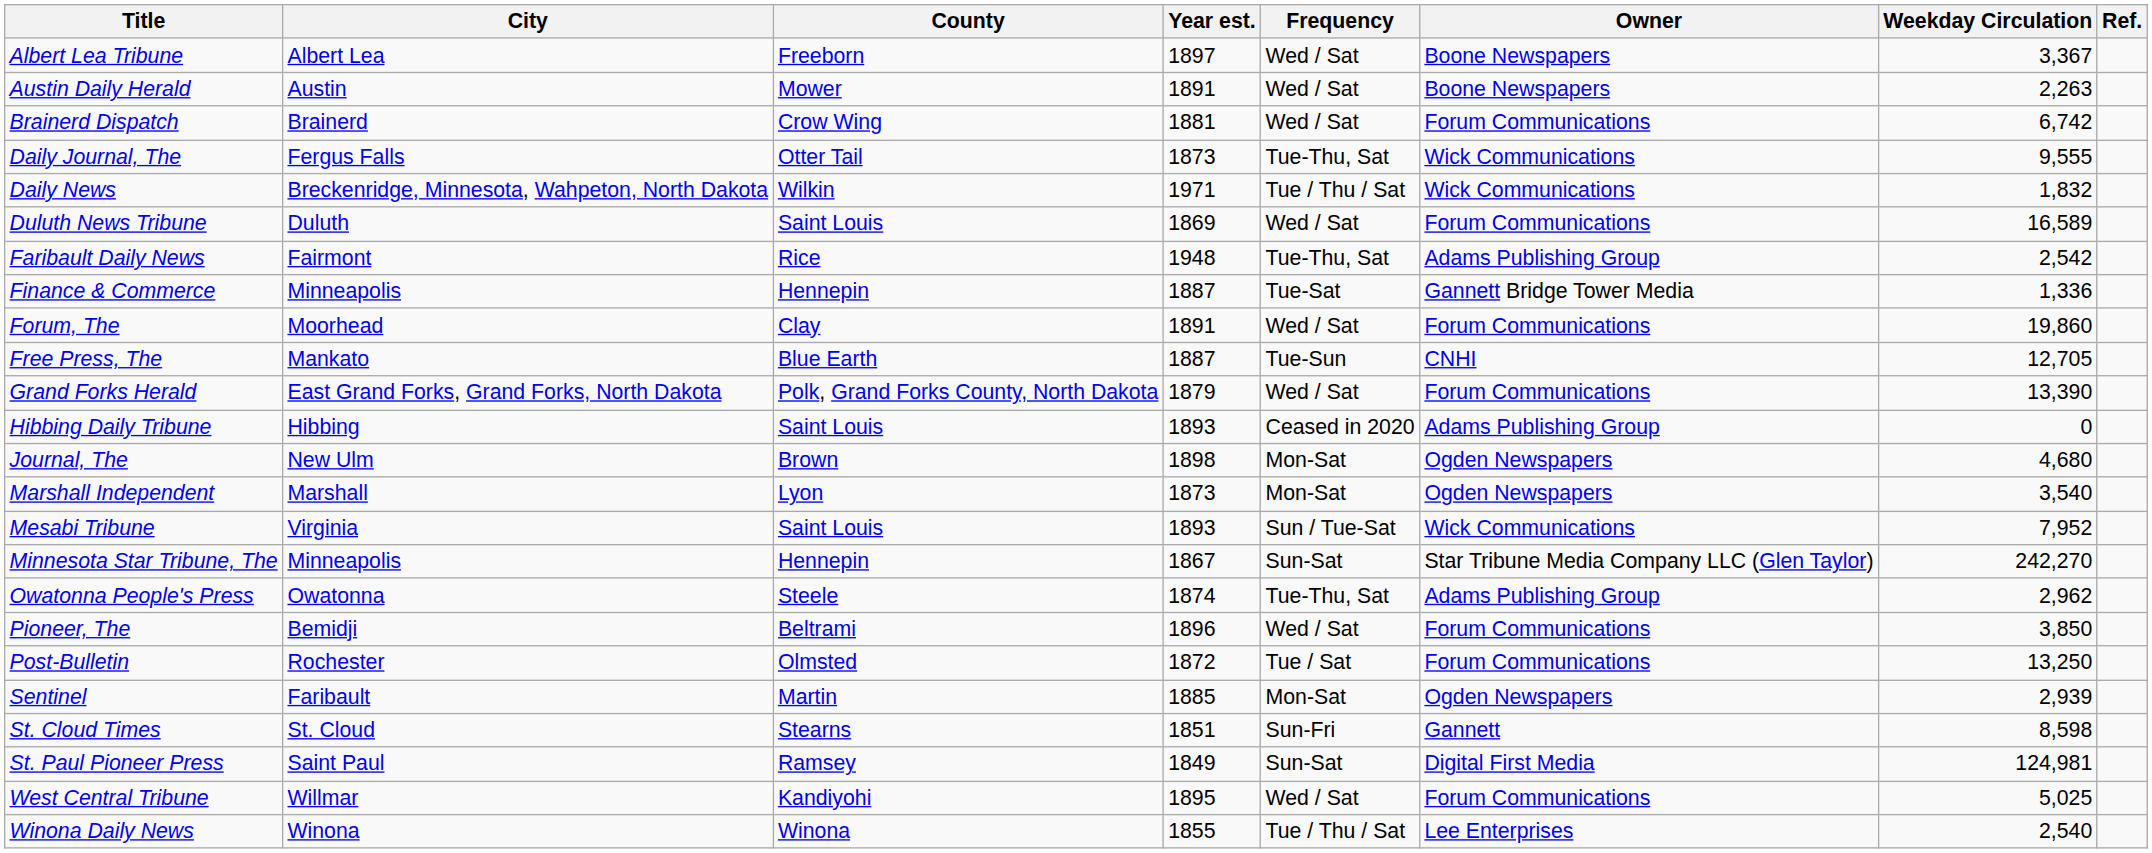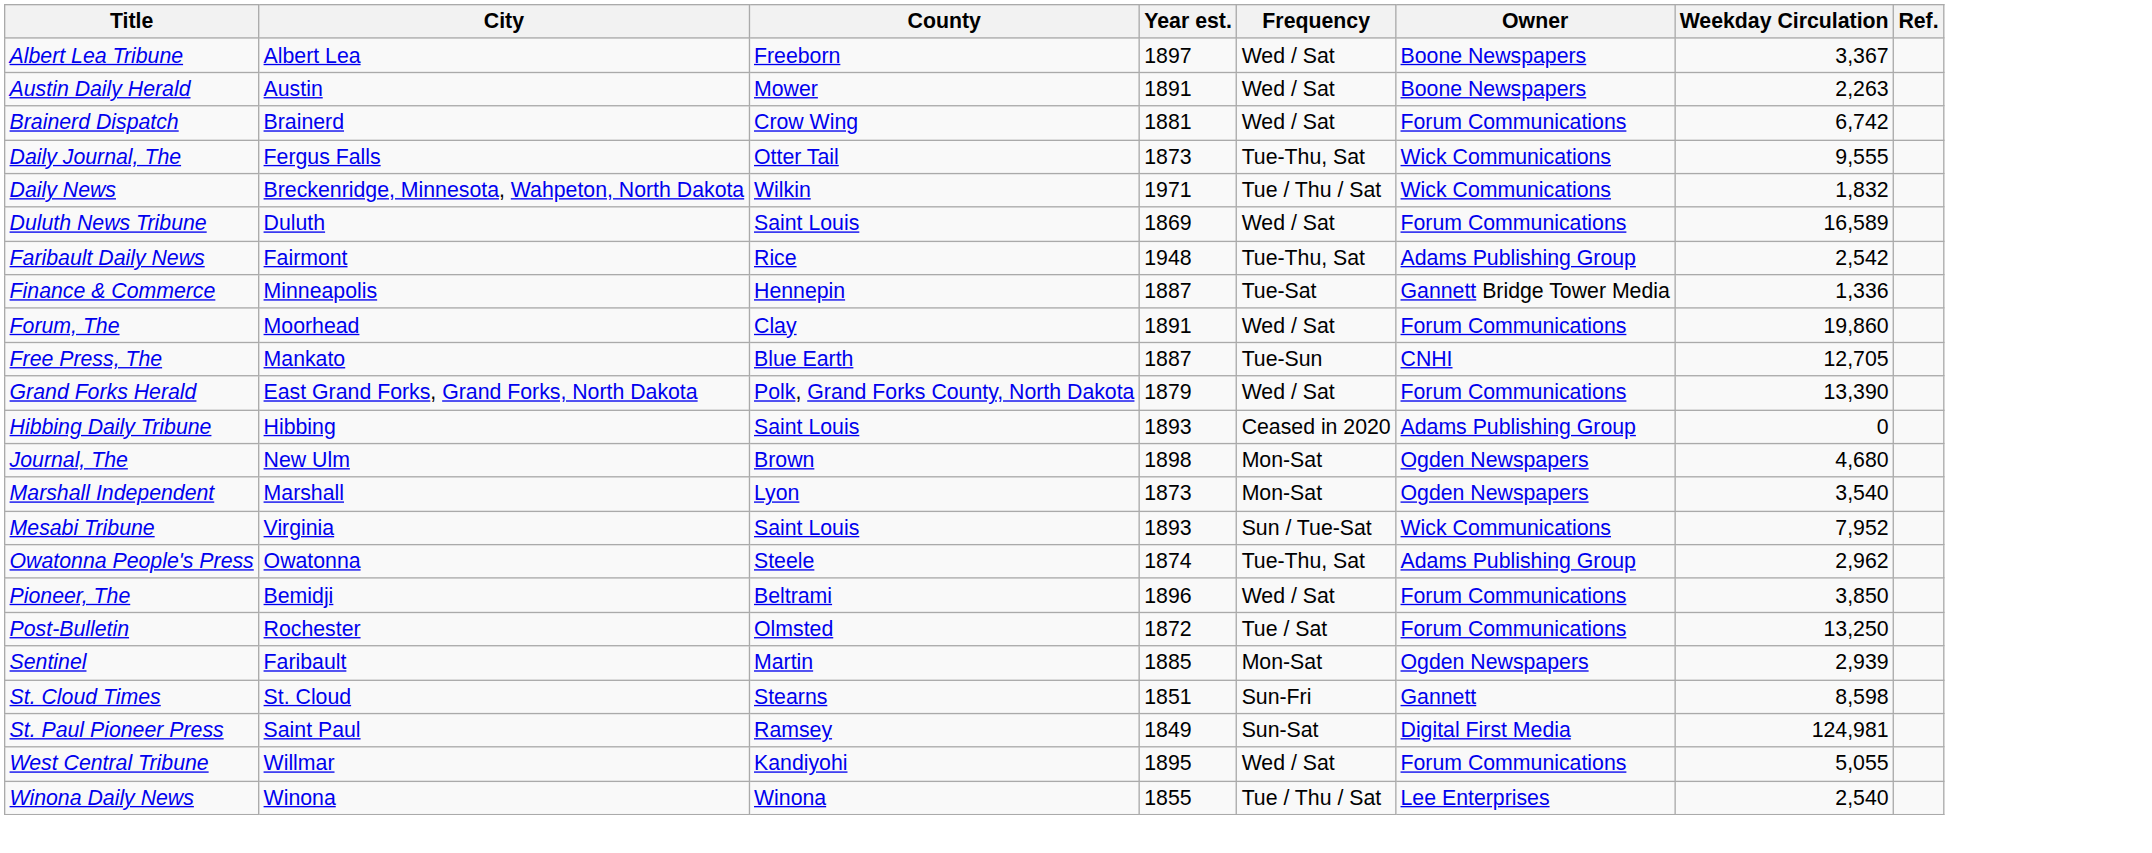- row: (144, 561)
(2066, 797) 5,025 -> (1862, 763) 5,055
